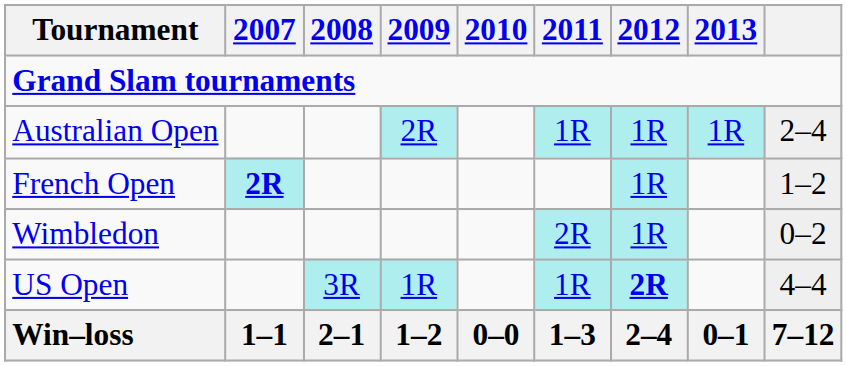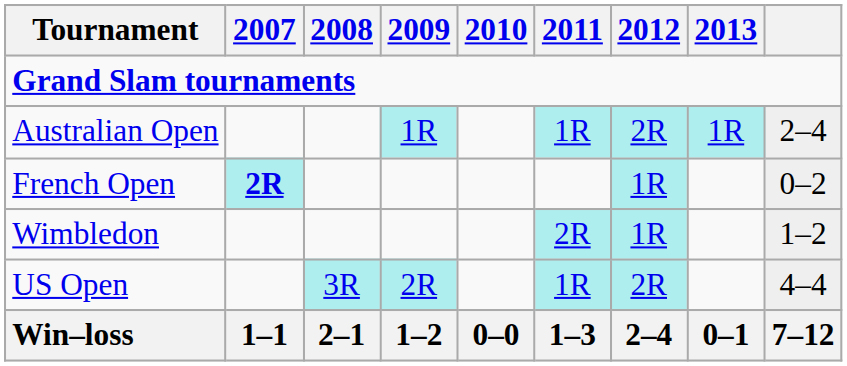(419, 131) 2R -> (419, 131) 1R
(649, 131) 1R -> (649, 131) 2R
(803, 182) 1–2 -> (803, 182) 0–2
(803, 232) 0–2 -> (803, 232) 1–2
(419, 283) 1R -> (419, 283) 2R
(649, 283) bold -> (649, 283) normal
